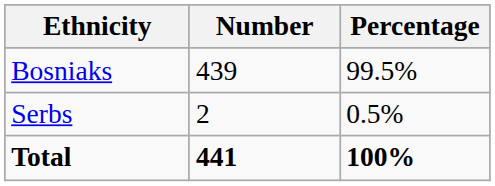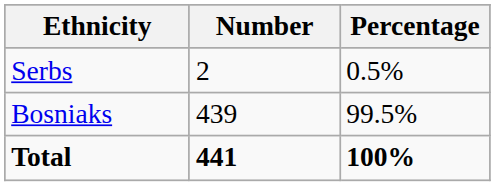rows swapped: (62, 69) <-> (42, 113)
